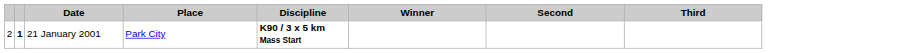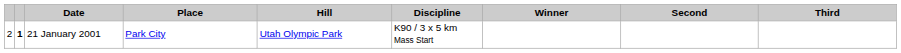+ column: (324, 12)
(292, 34) bold -> (426, 33) normal
